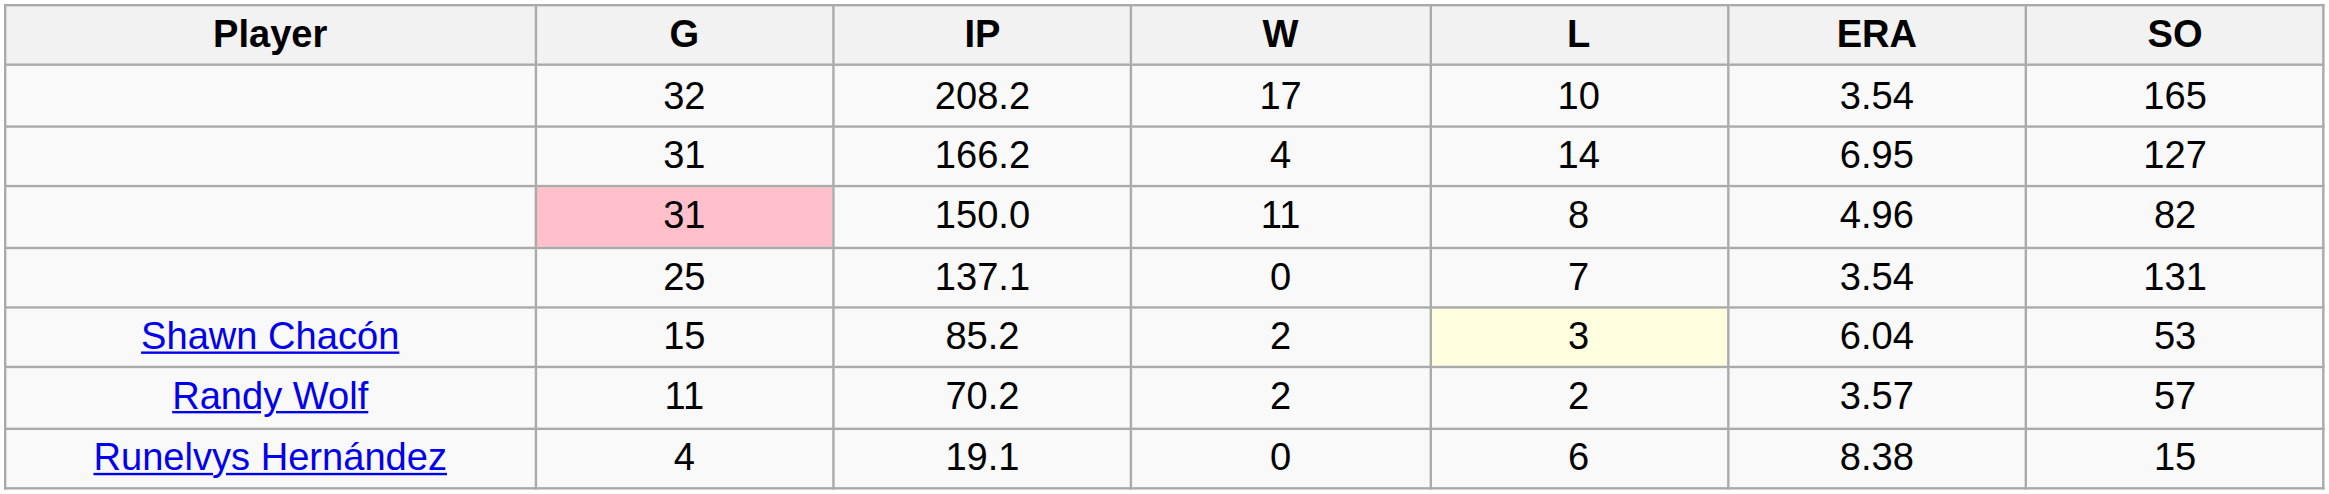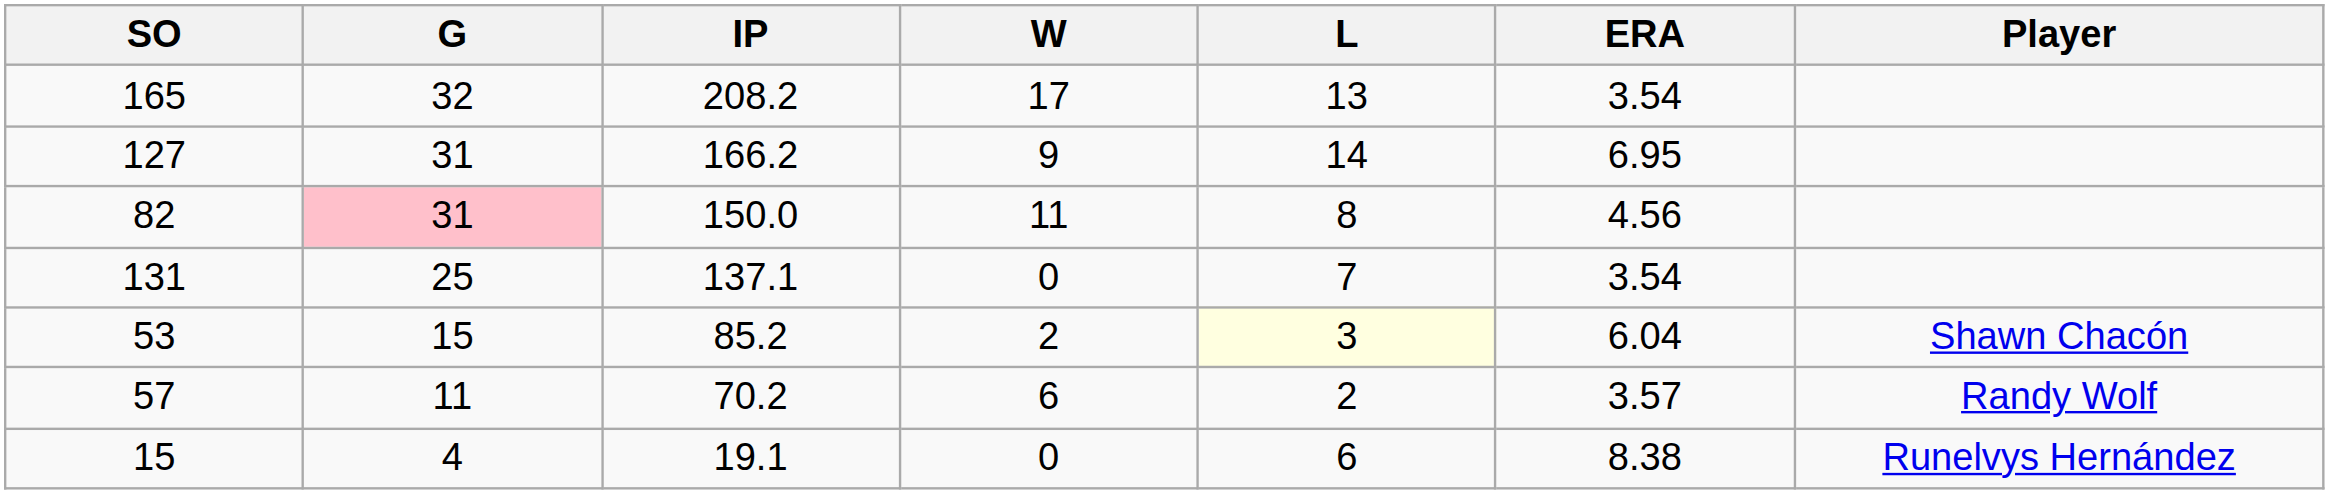columns swapped: (270, 34) <-> (2175, 34)
(1579, 95) 10 -> (1347, 95) 13
(1281, 155) 4 -> (1049, 155) 9
(1877, 215) 4.96 -> (1645, 215) 4.56
(1281, 397) 2 -> (1049, 397) 6
